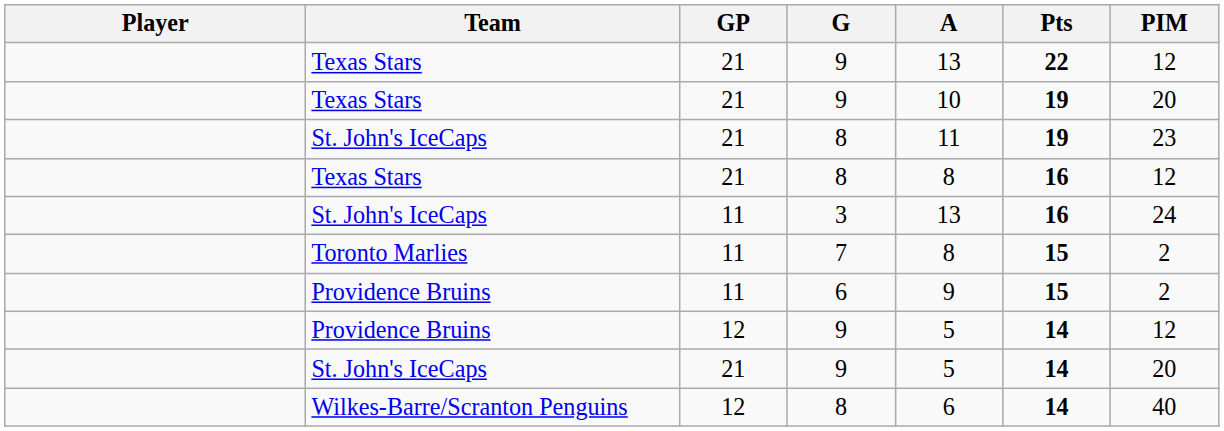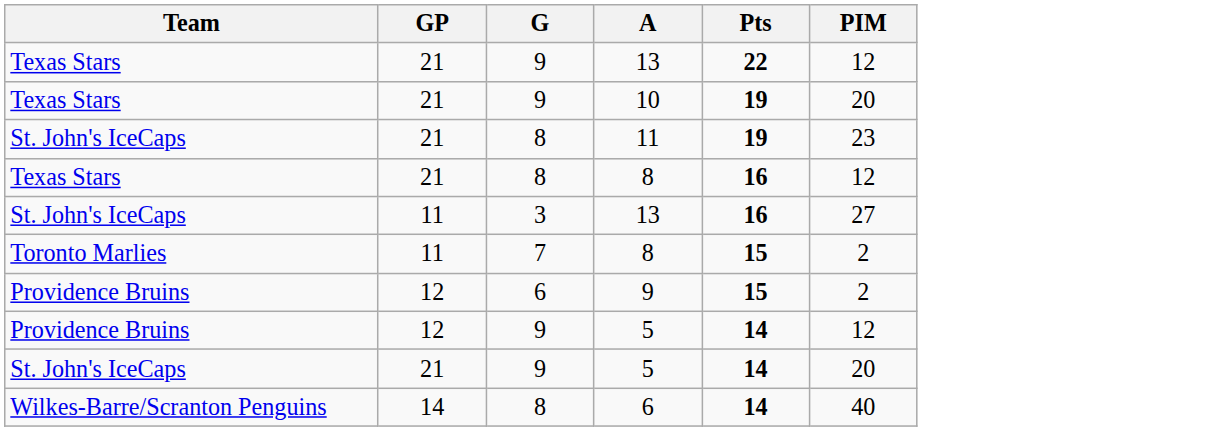- column: (155, 23)
(1164, 215) 24 -> (863, 215) 27
(733, 291) 11 -> (432, 291) 12
(733, 406) 12 -> (432, 406) 14
